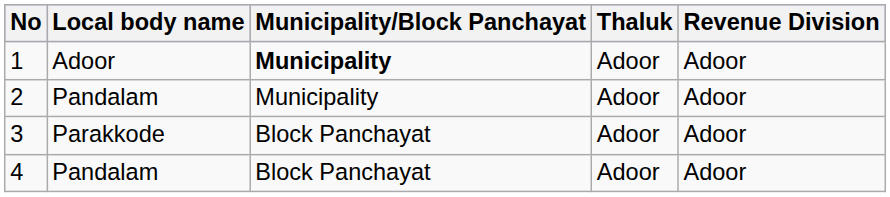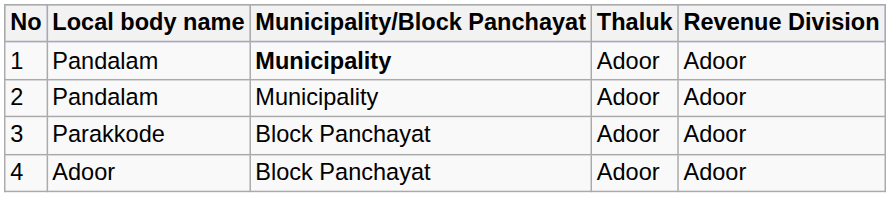(84, 60) Adoor -> (105, 60) Pandalam
(105, 172) Pandalam -> (84, 172) Adoor
